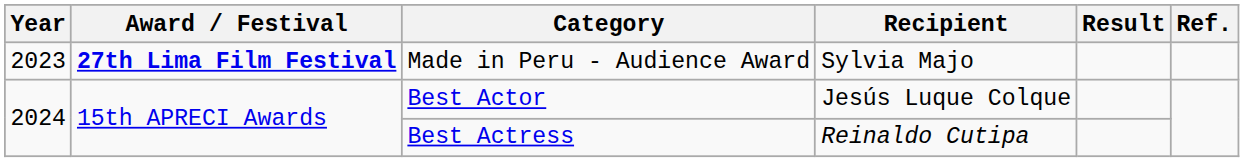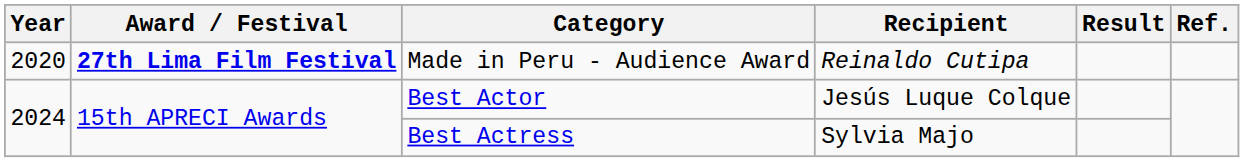(38, 61) 2023 -> (38, 61) 2020
(898, 61) Sylvia Majo -> (925, 61) Reinaldo Cutipa
(925, 137) Reinaldo Cutipa -> (898, 137) Sylvia Majo
